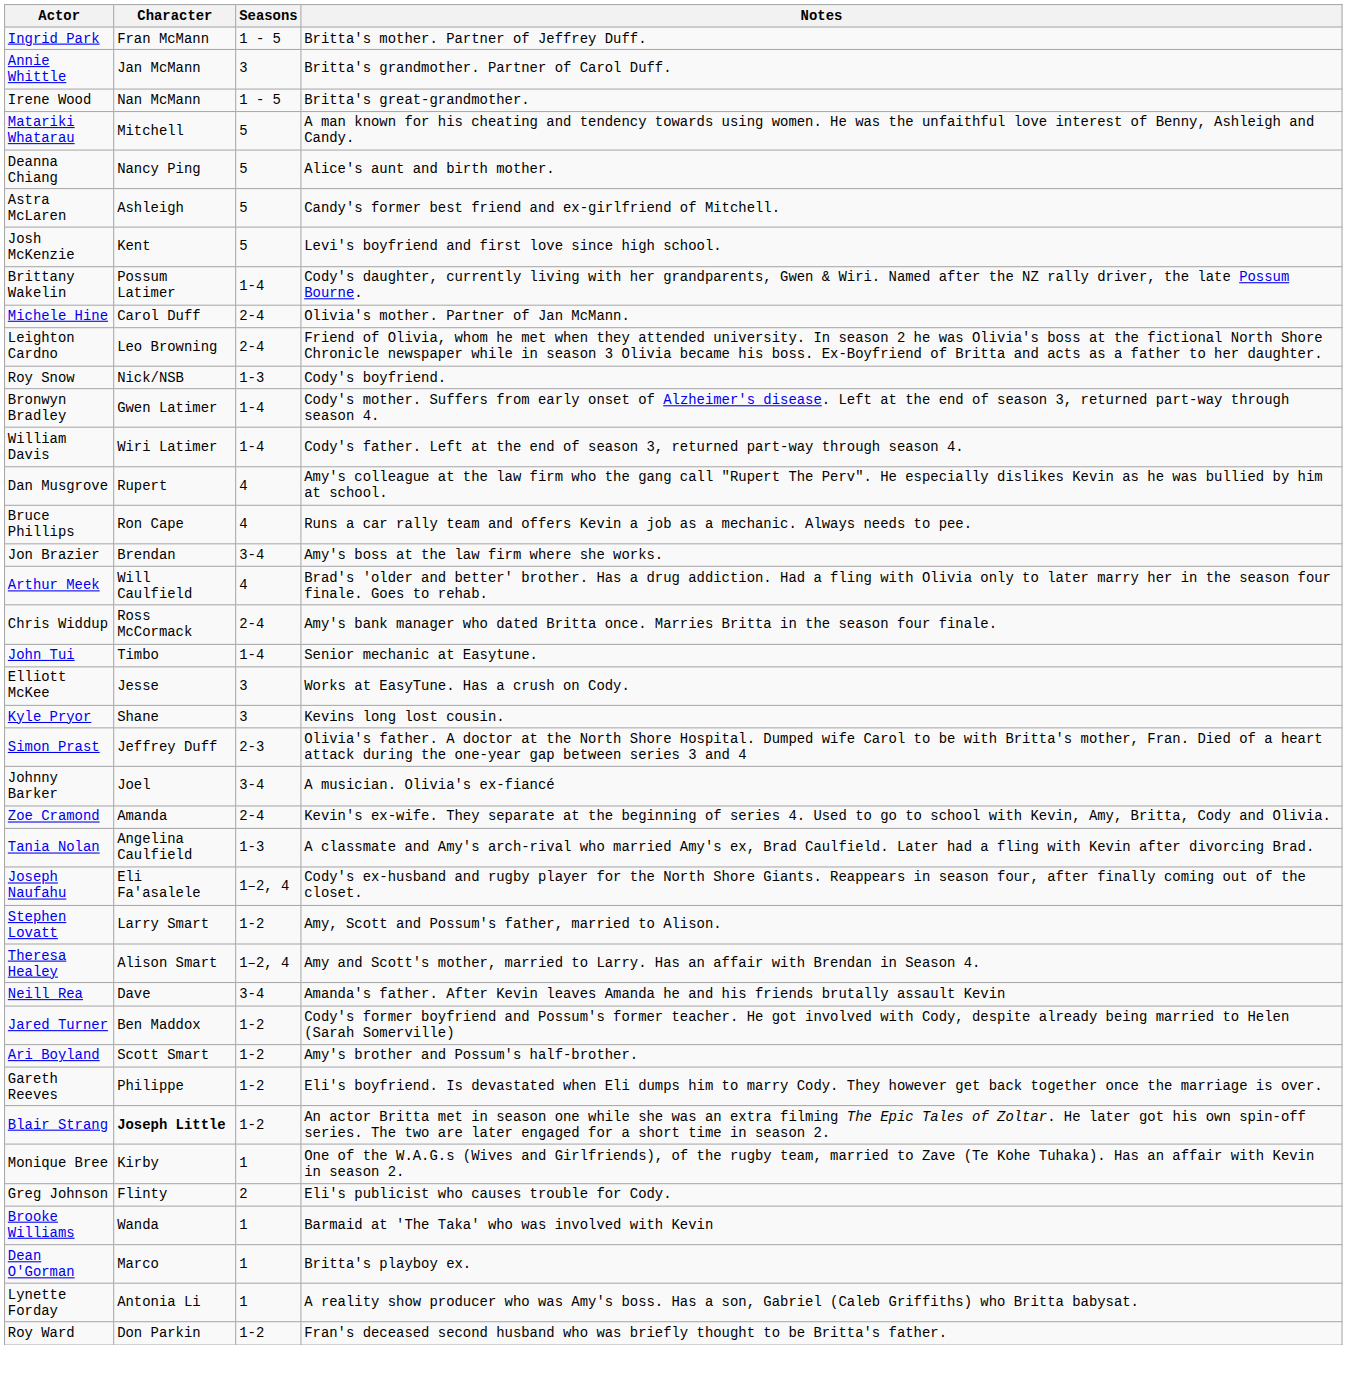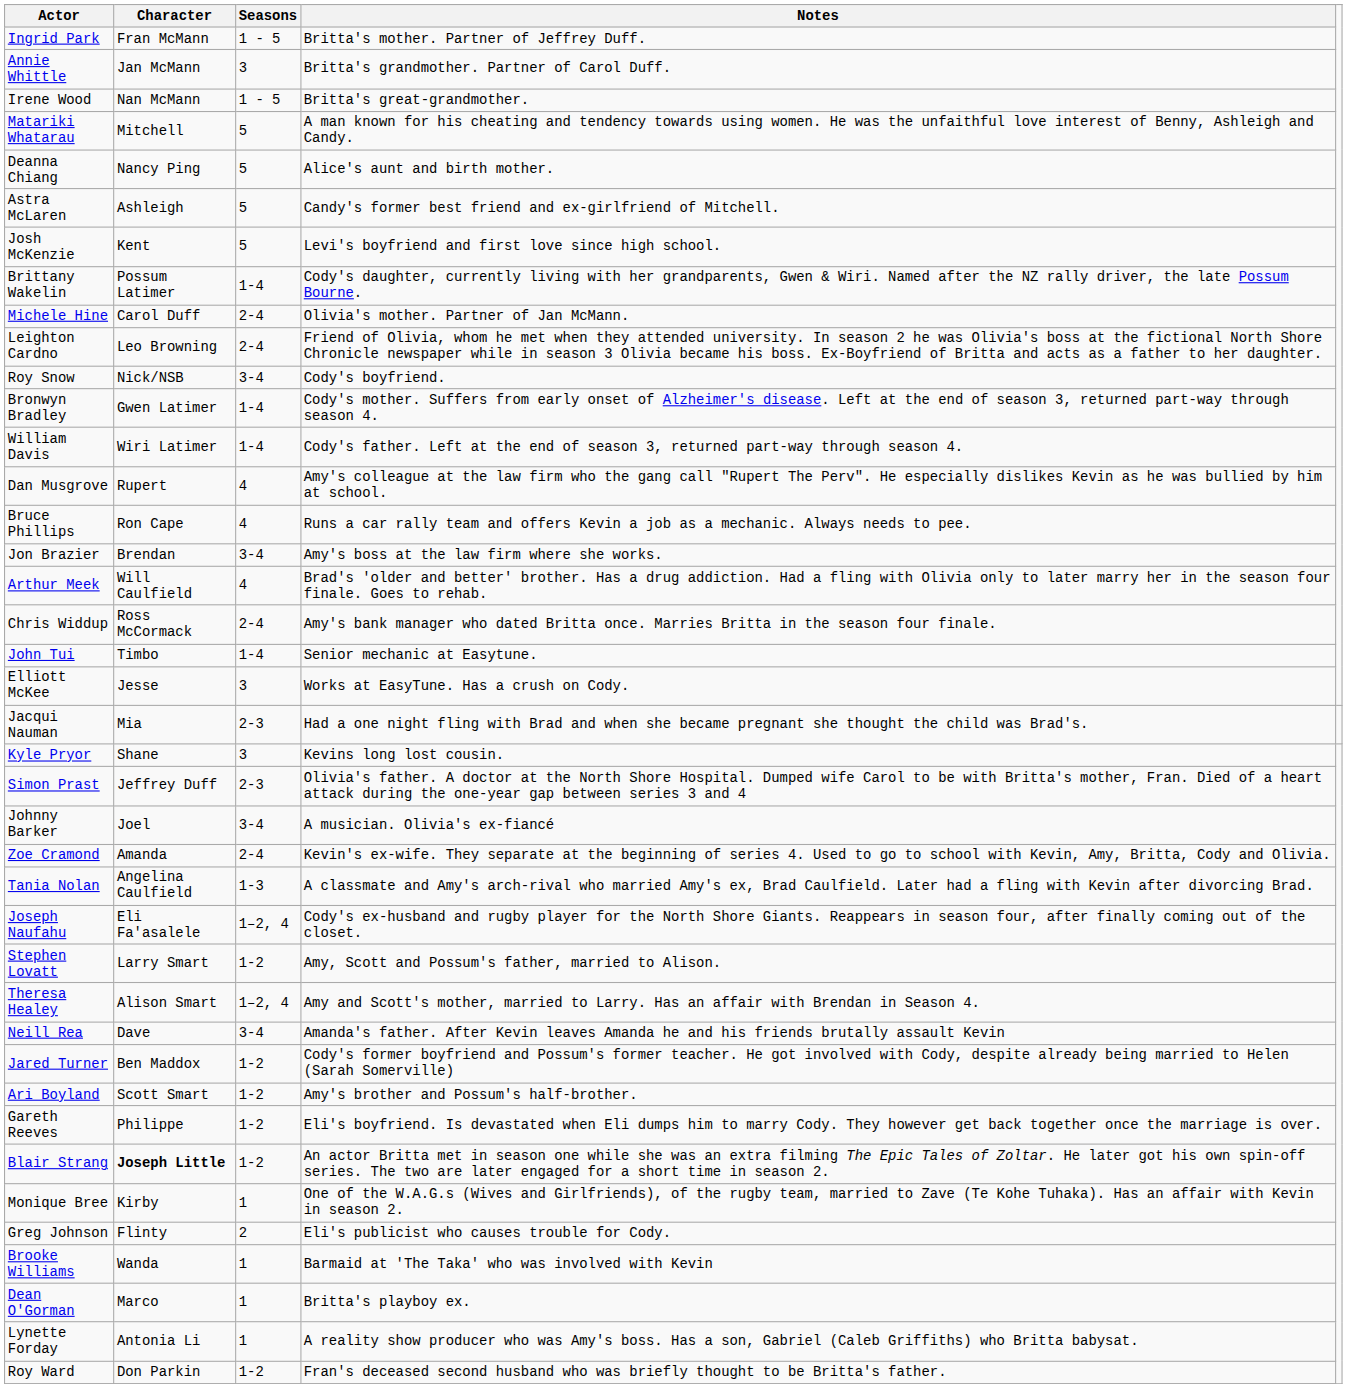(252, 378) 1-3 -> (251, 378) 3-4
+ row: (33, 725)
